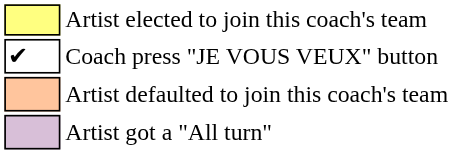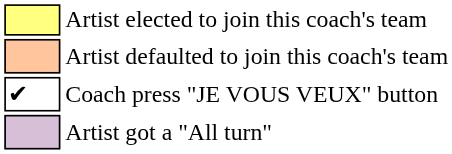rows swapped: (257, 93) <-> (252, 55)
